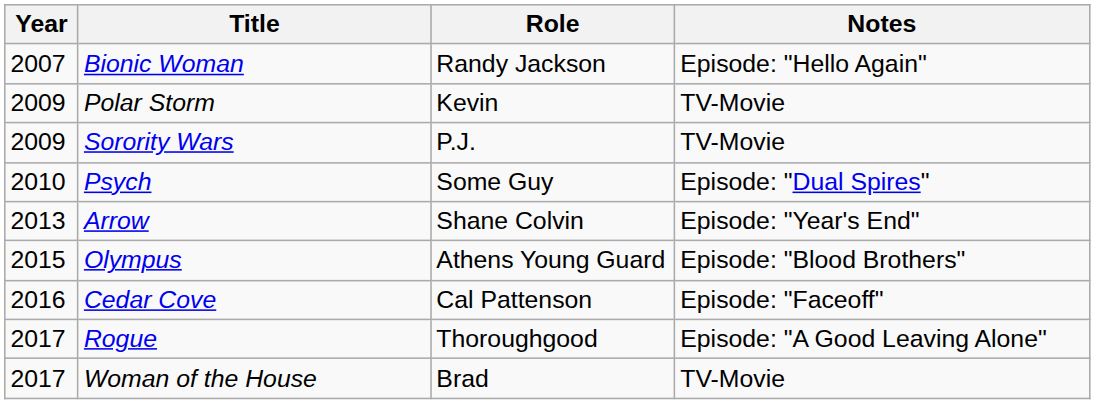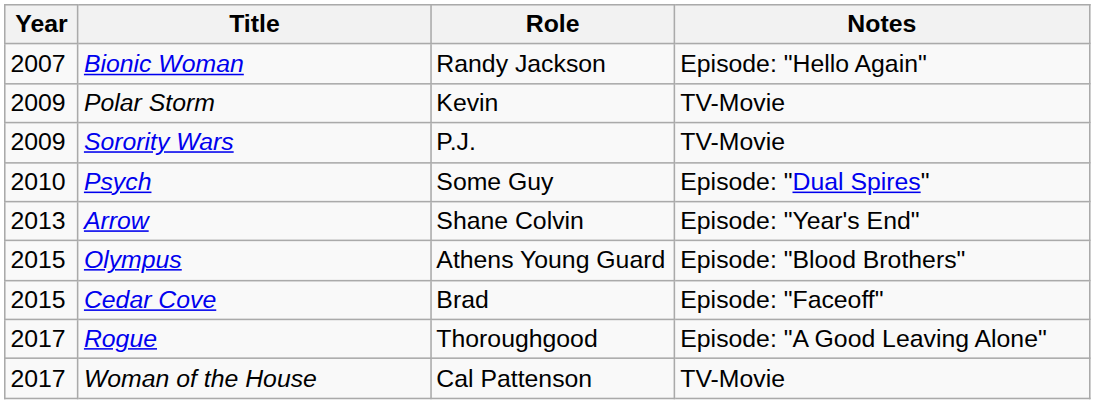(38, 299) 2016 -> (38, 299) 2015
(514, 299) Cal Pattenson -> (463, 299) Brad
(463, 378) Brad -> (514, 378) Cal Pattenson
